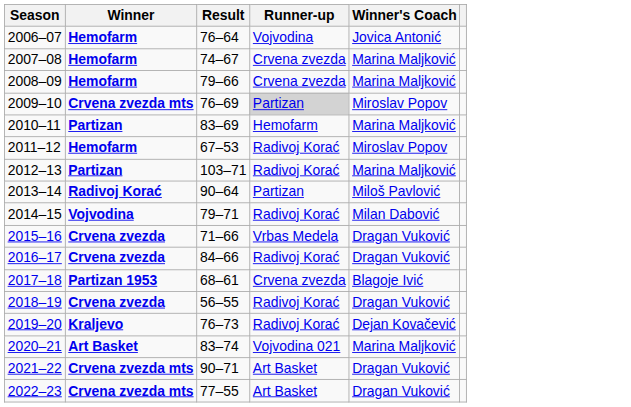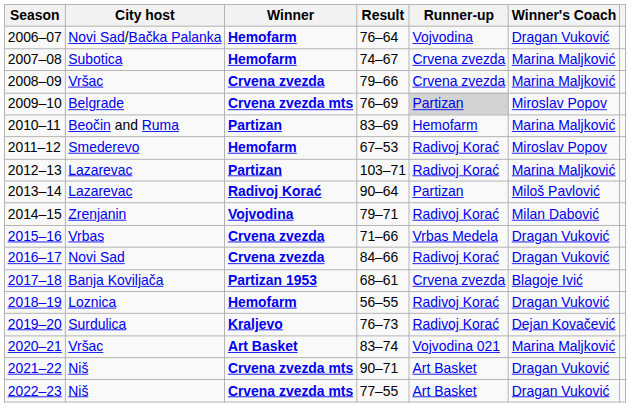+ column: (145, 15)
(397, 37) Jovica Antonić -> (561, 37) Dragan Vuković
(103, 81) Hemofarm -> (276, 81) Crvena zvezda
(117, 302) Crvena zvezda -> (262, 302) Hemofarm
